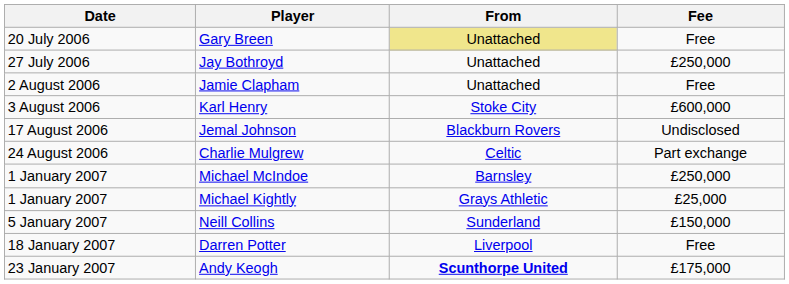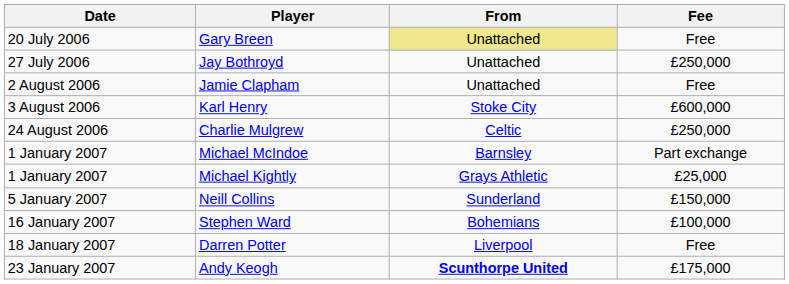- row: (248, 130)
(700, 153) Part exchange -> (700, 130) £250,000
(700, 176) £250,000 -> (700, 153) Part exchange
+ row: (245, 222)
